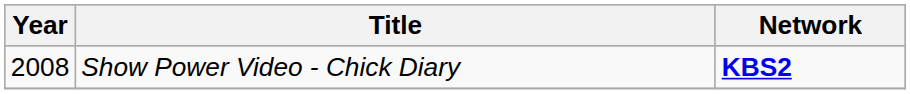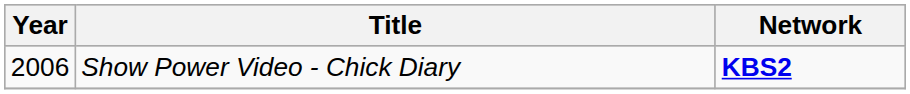(40, 66) 2008 -> (40, 66) 2006
